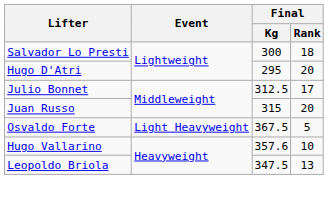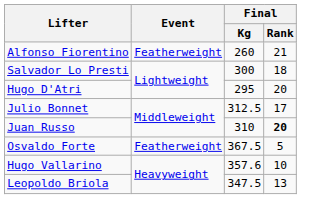+ row: (68, 51)
(271, 108) 315 -> (244, 127) 310
(307, 108) normal -> (280, 127) bold
(192, 127) Light Heavyweight -> (178, 146) Featherweight
